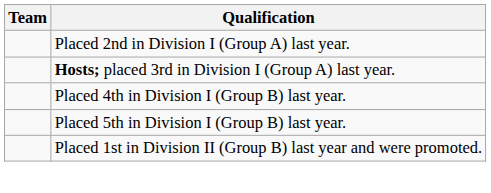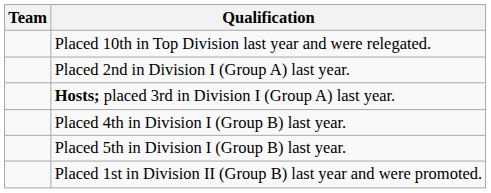+ row: (243, 43)
